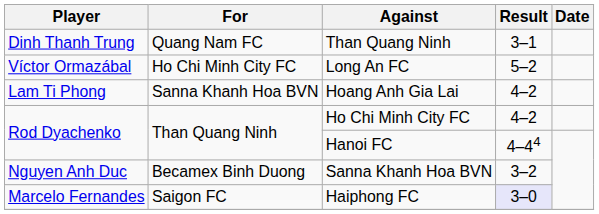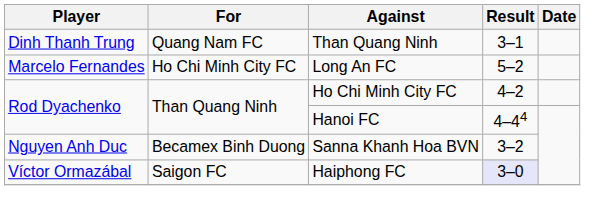(70, 67) Víctor Ormazábal -> (76, 67) Marcelo Fernandes
- row: (392, 92)
(76, 197) Marcelo Fernandes -> (70, 172) Víctor Ormazábal
